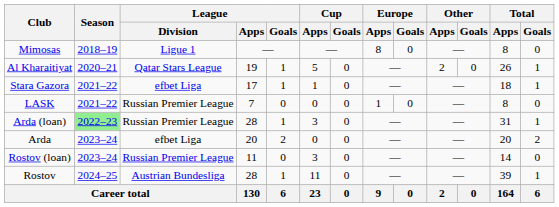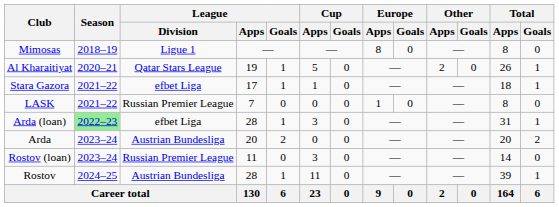(178, 121) Russian Premier League -> (178, 121) efbet Liga
(178, 139) efbet Liga -> (178, 139) Austrian Bundesliga
